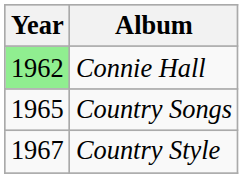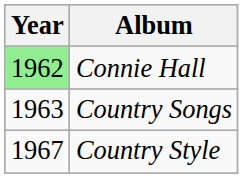(37, 109) 1965 -> (37, 109) 1963
